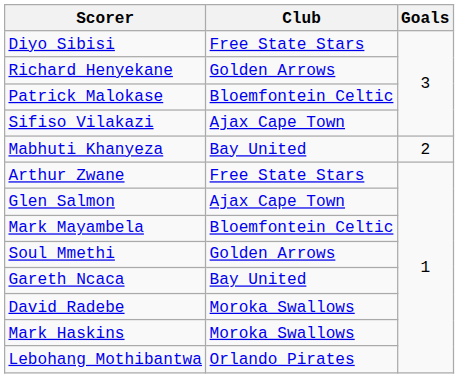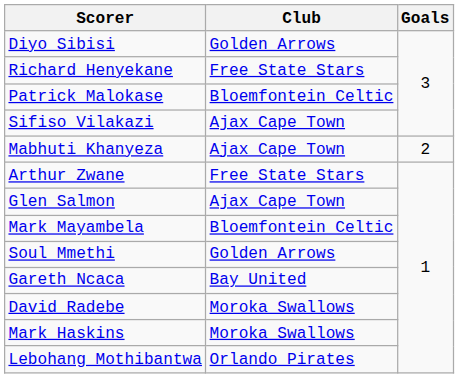(287, 44) Free State Stars -> (272, 44) Golden Arrows
(272, 70) Golden Arrows -> (287, 70) Free State Stars
(258, 149) Bay United -> (277, 149) Ajax Cape Town
